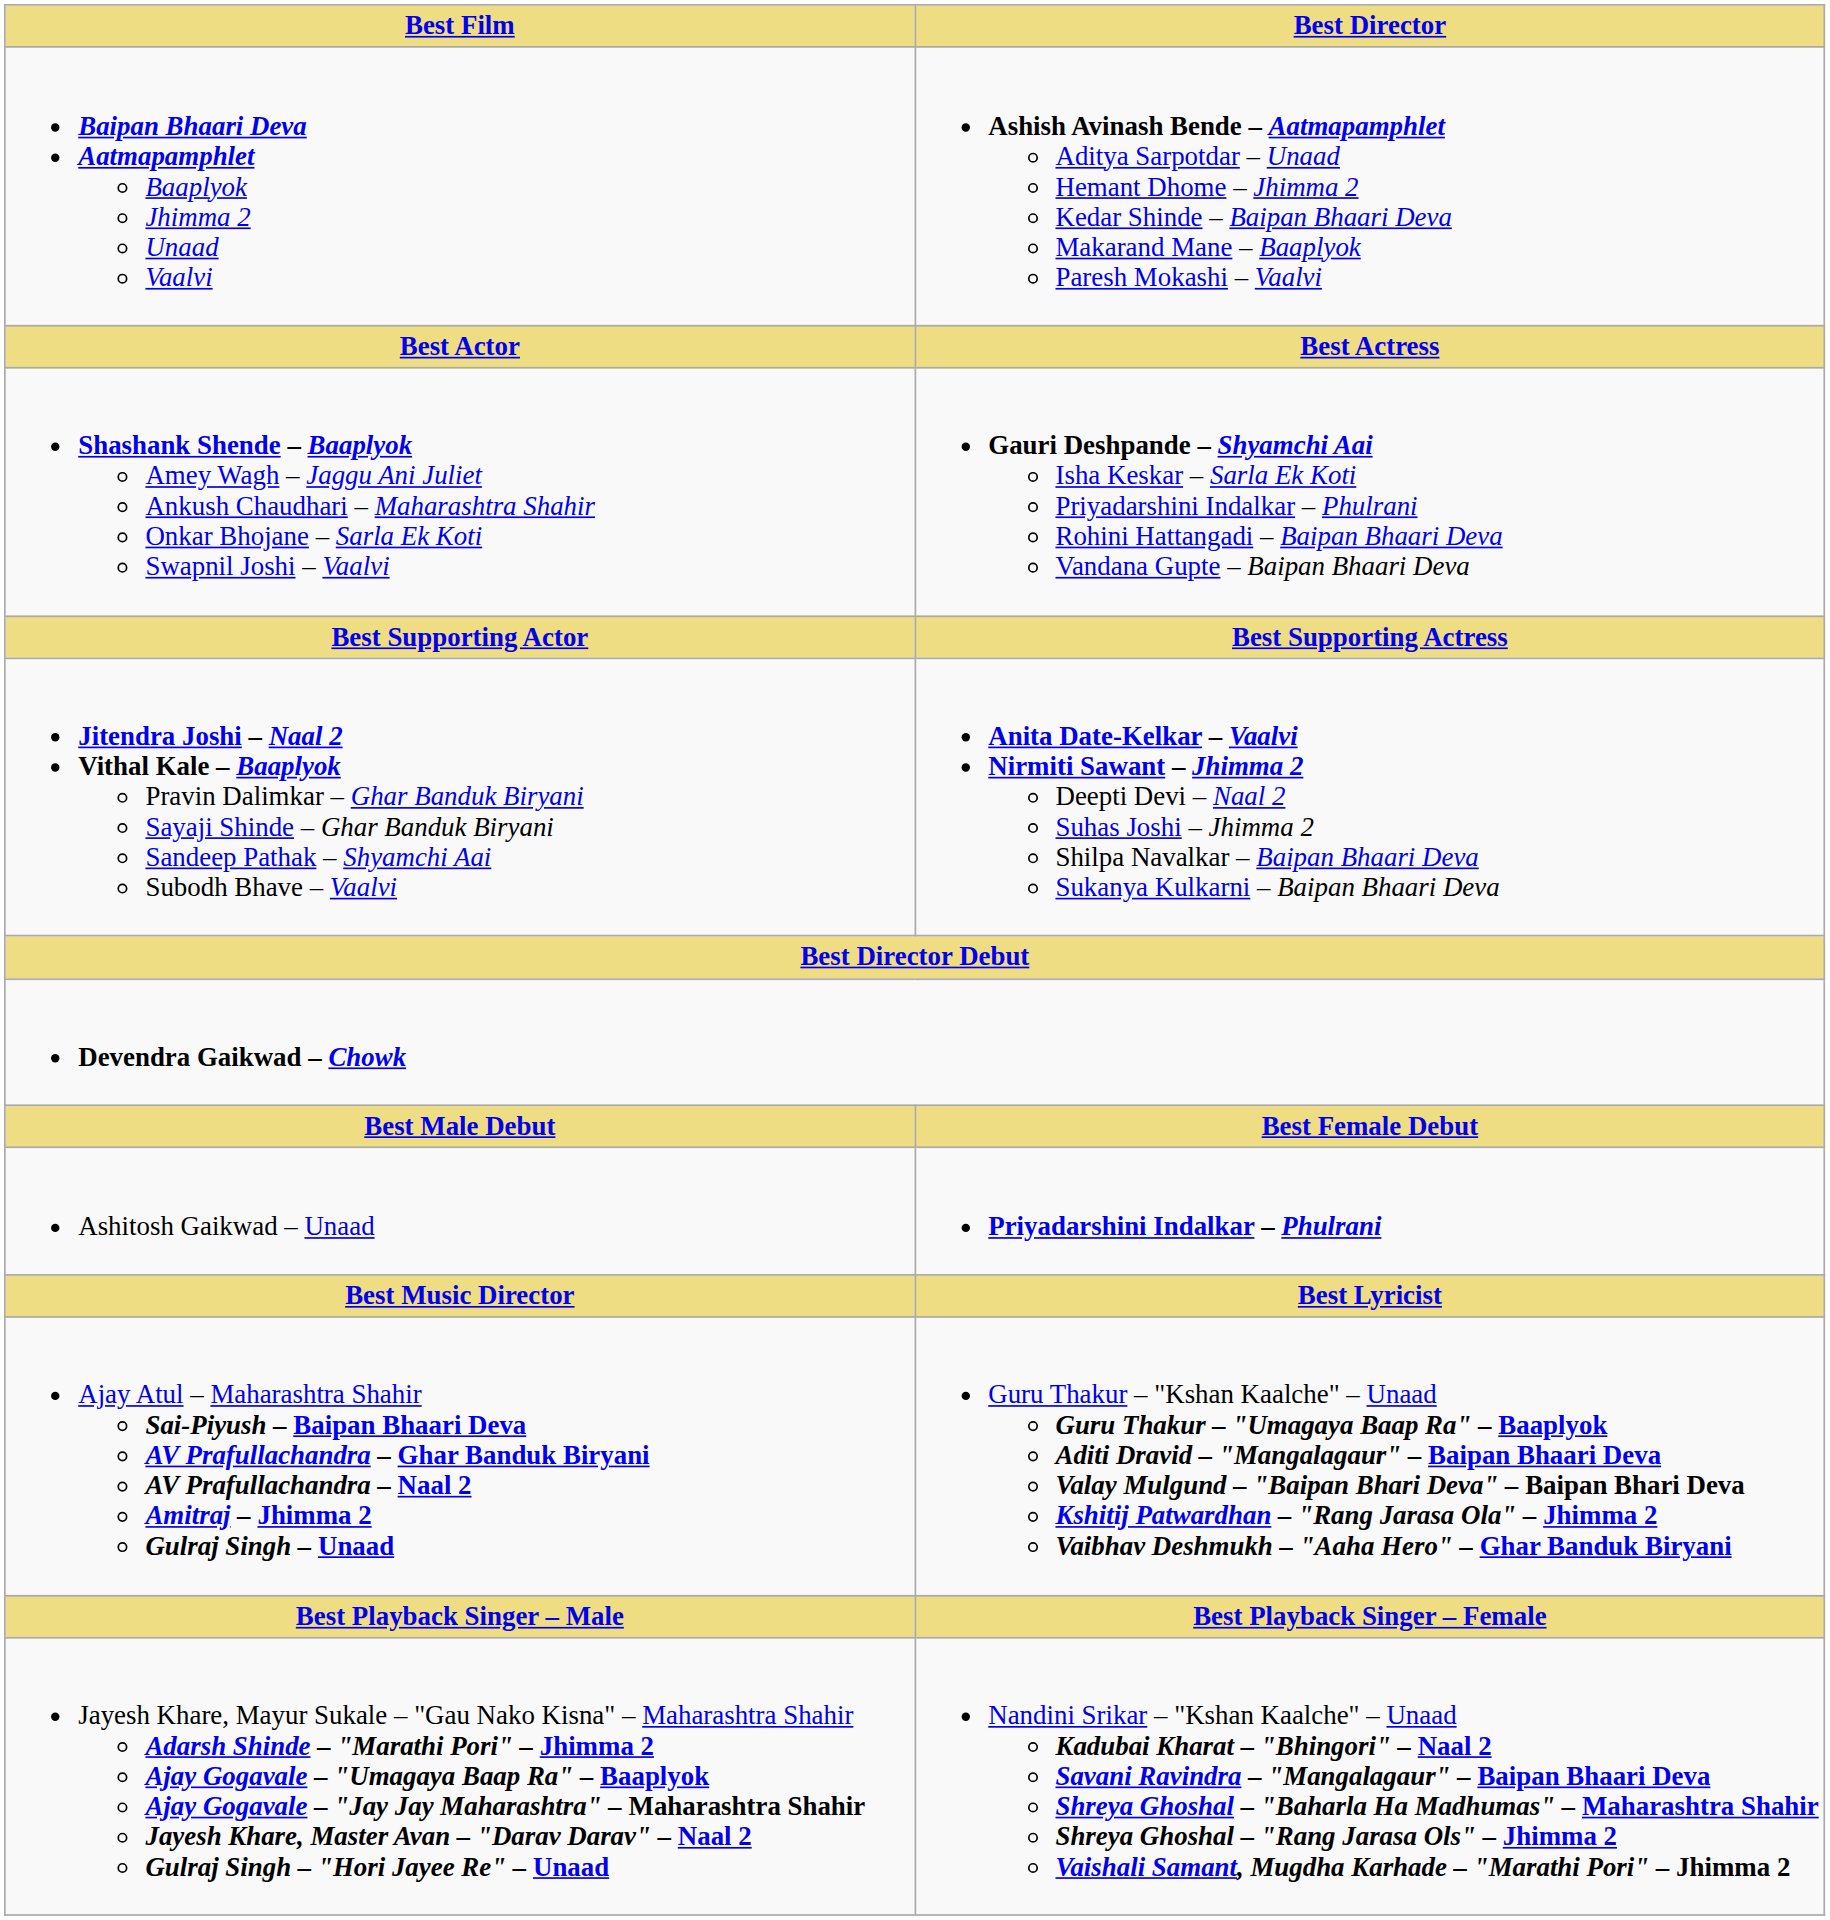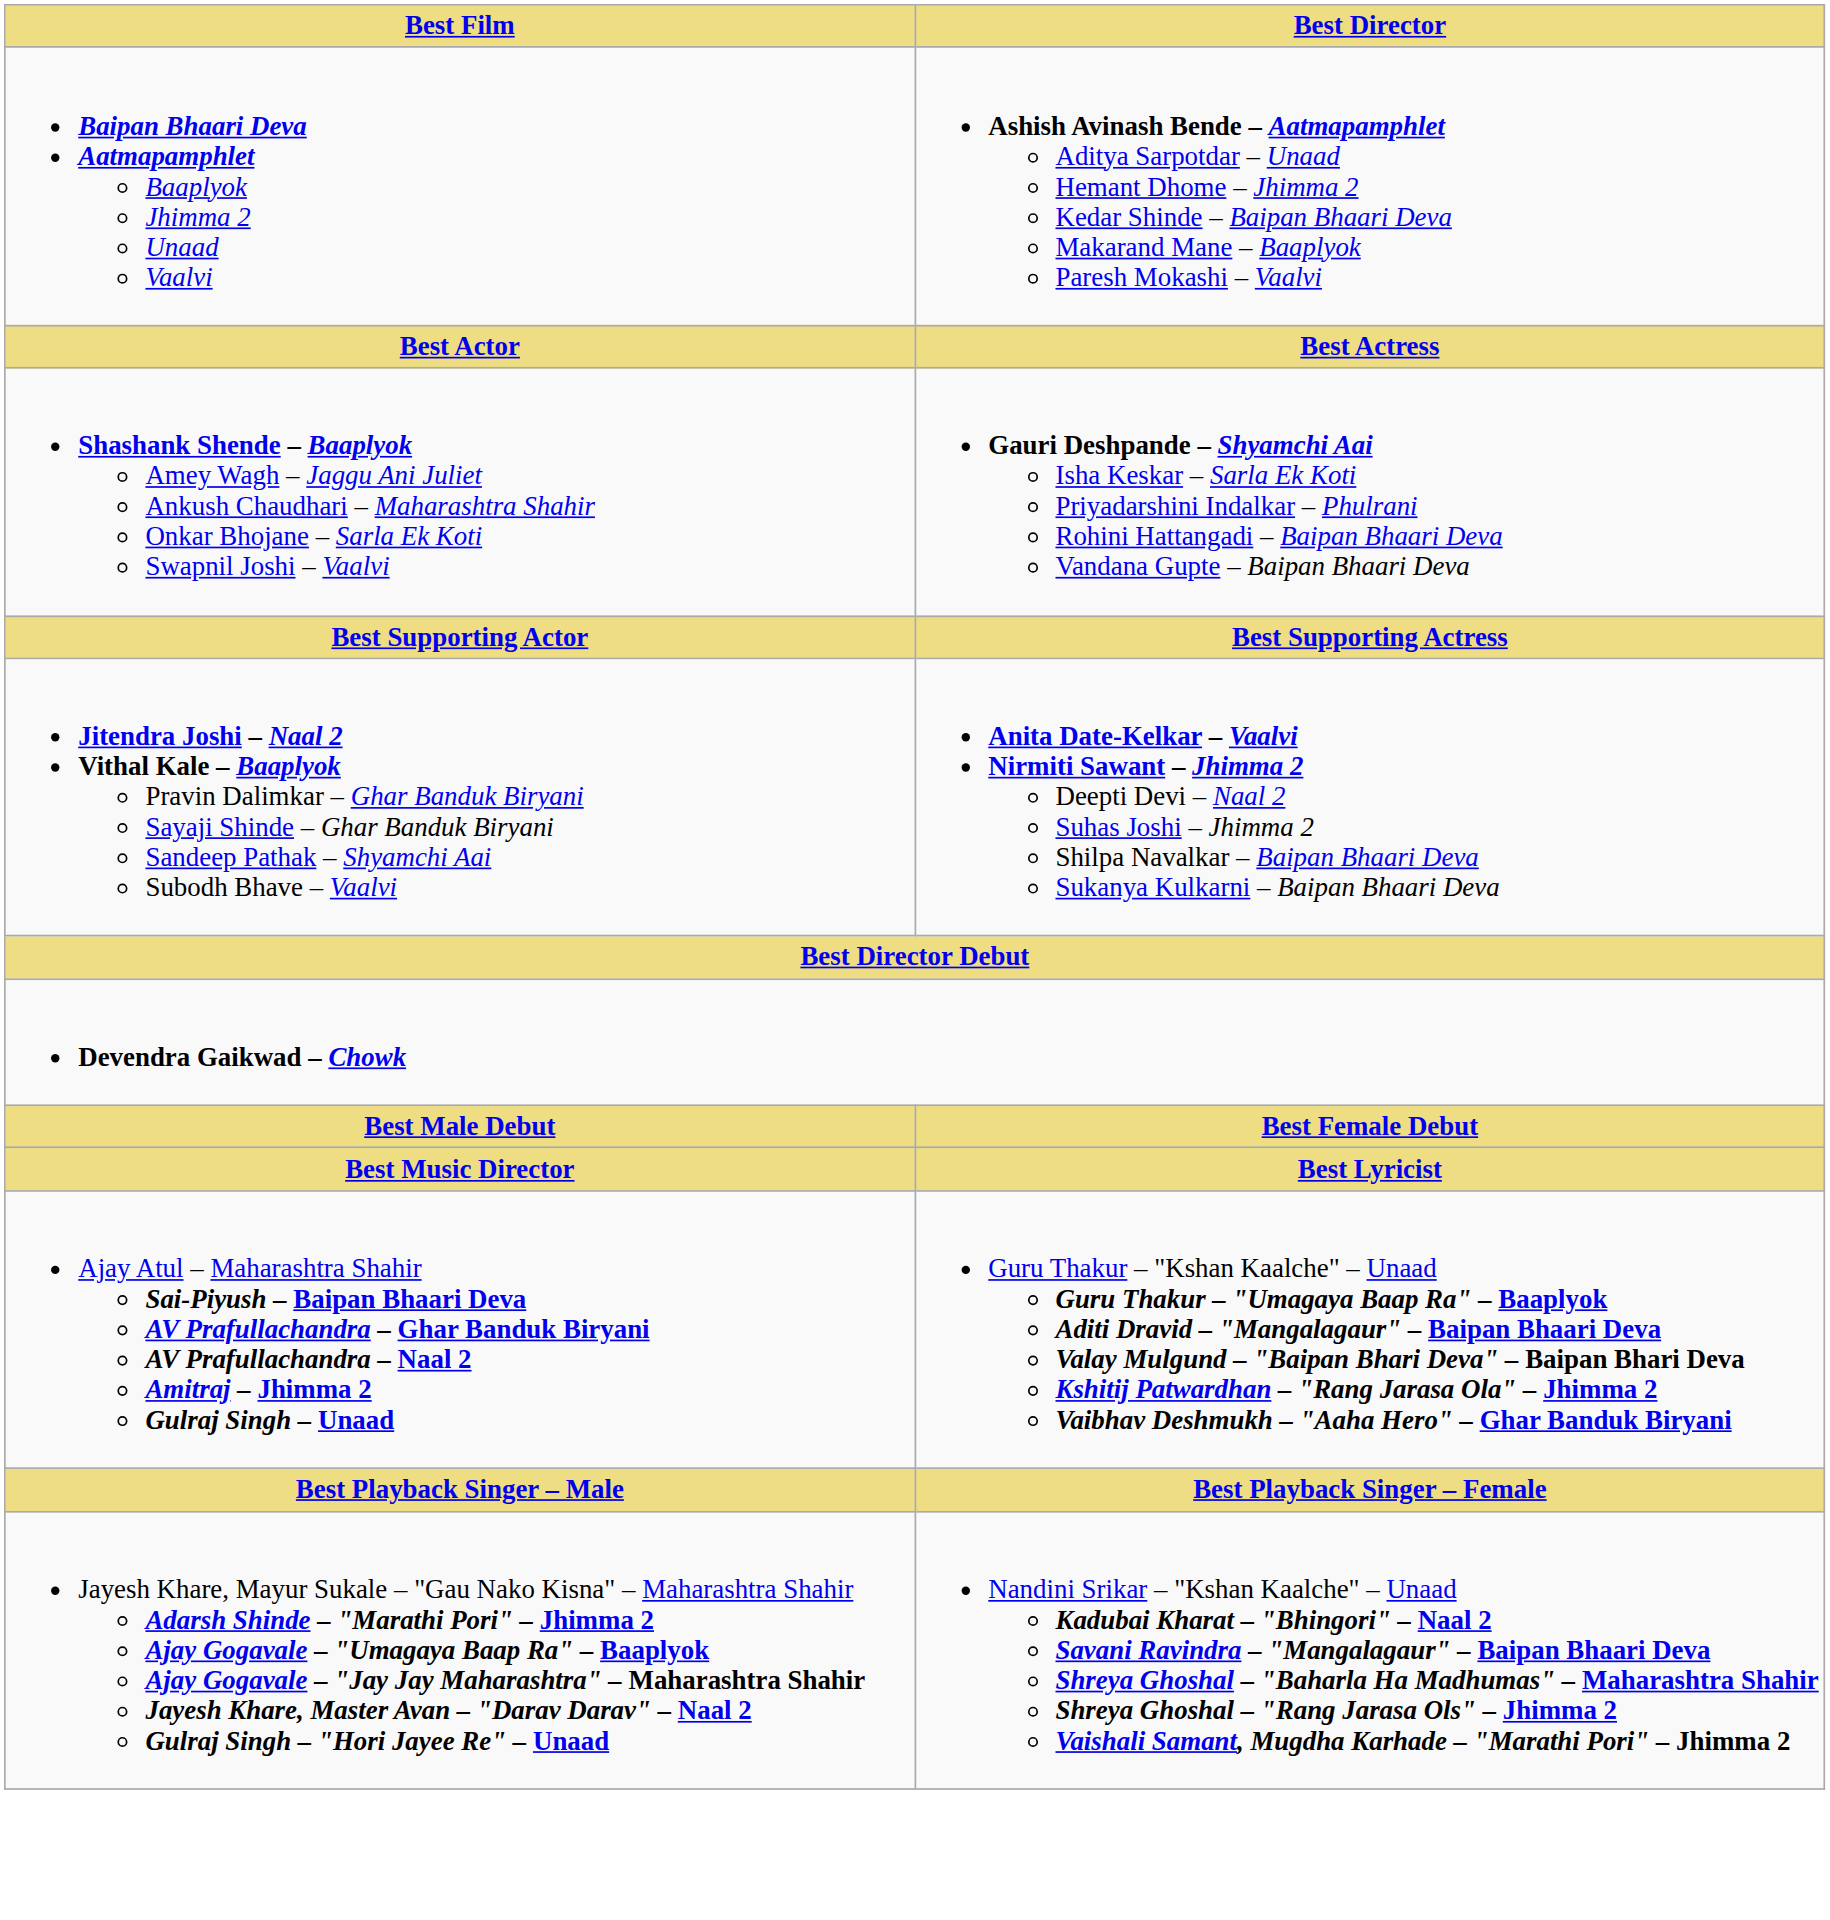- row: (460, 1226)
